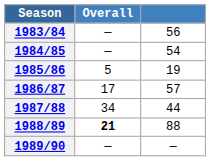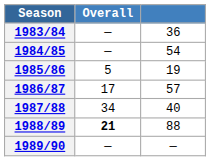(173, 33) 56 -> (173, 33) 36
(173, 108) 44 -> (173, 108) 40
